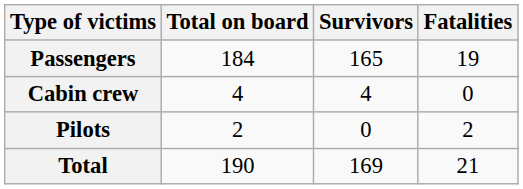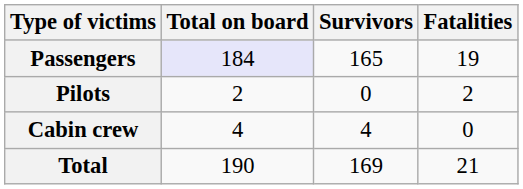(238, 58) no background -> (238, 58) lavender background
rows swapped: (83, 129) <-> (83, 93)
